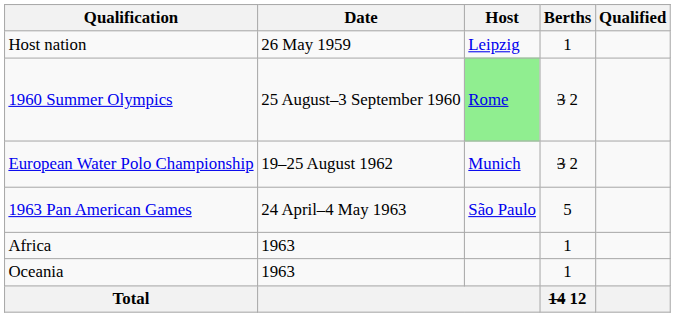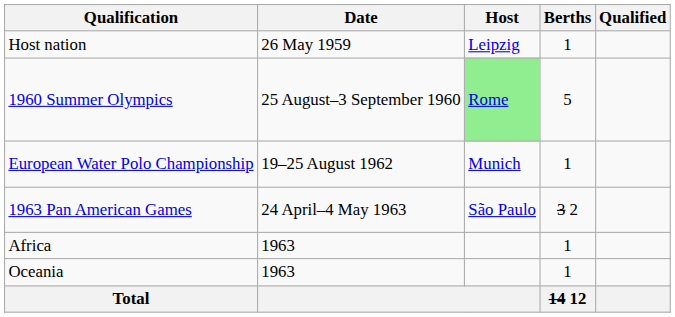(568, 99) 3 2 -> (568, 99) 5
(568, 163) 3 2 -> (568, 163) 1
(568, 209) 5 -> (568, 209) 3 2
